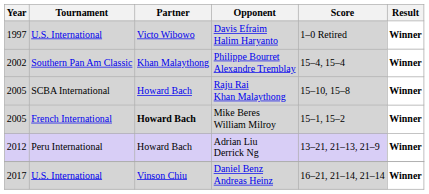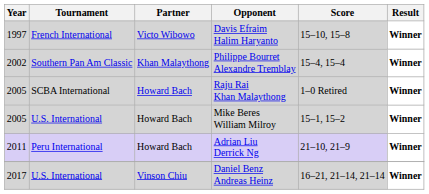(67, 35) U.S. International -> (72, 35) French International
(324, 35) 1–0 Retired -> (325, 35) 15–10, 15–8
(325, 91) 15–10, 15–8 -> (324, 91) 1–0 Retired
(72, 119) French International -> (67, 119) U.S. International
(166, 119) bold -> (165, 119) normal
+ row: (17, 147)
- row: (17, 147)
